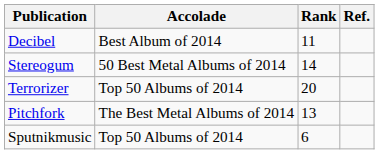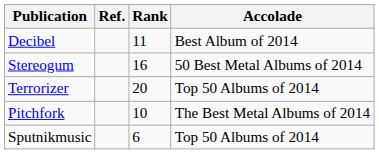columns swapped: (196, 16) <-> (357, 16)
(309, 64) 14 -> (140, 64) 16
(309, 112) 13 -> (140, 112) 10
